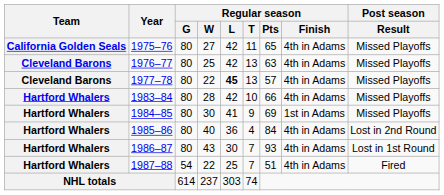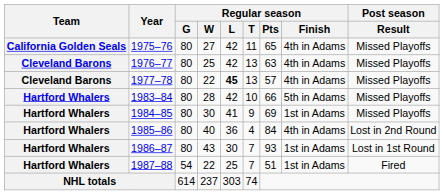(315, 97) 4th in Adams -> (315, 97) 5th in Adams
(315, 148) 4th in Adams -> (314, 148) 1st in Adams
(315, 165) 4th in Adams -> (314, 165) 1st in Adams
